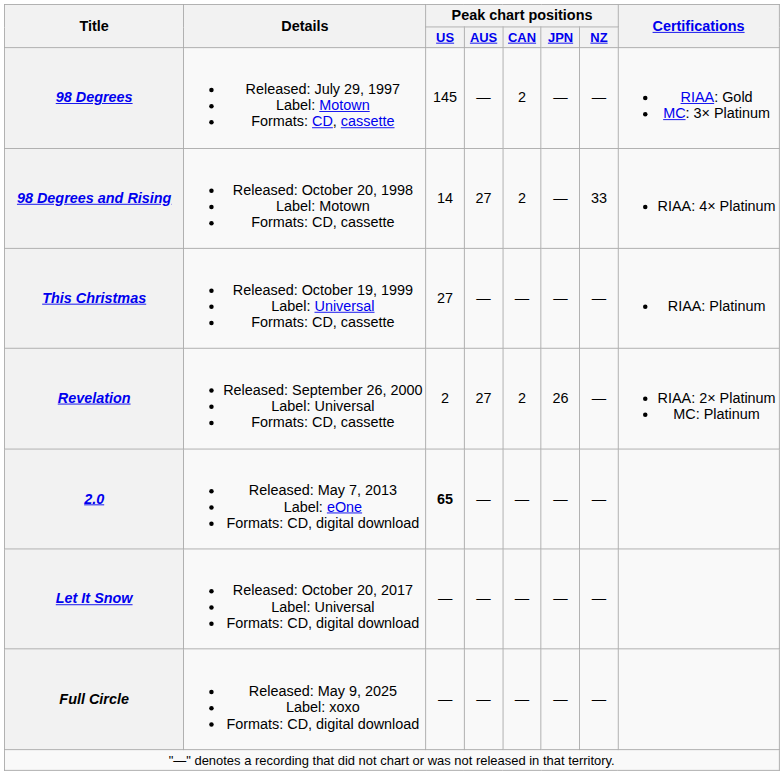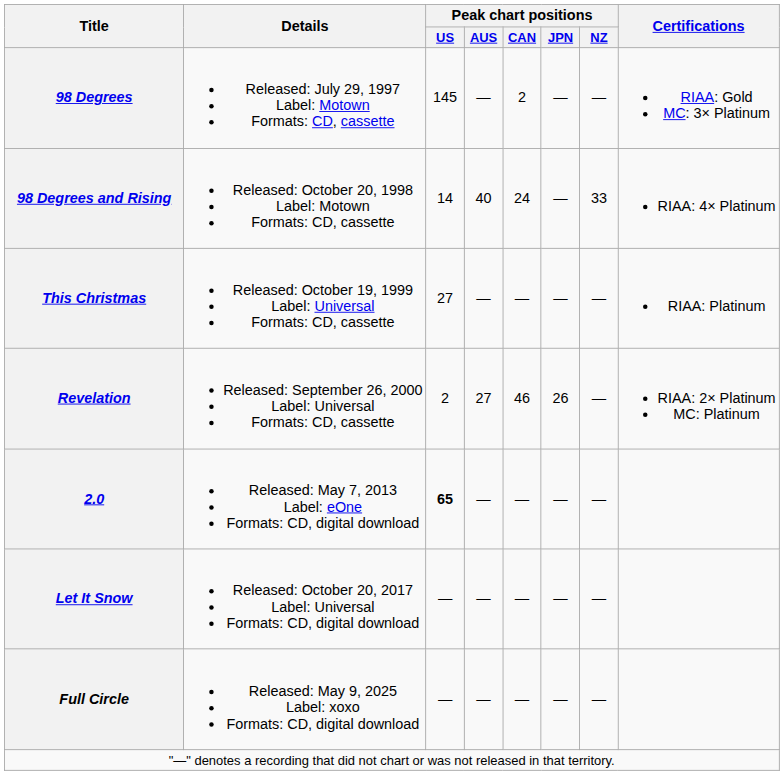(484, 198) 27 -> (484, 198) 40
(522, 198) 2 -> (522, 198) 24
(522, 398) 2 -> (522, 398) 46
